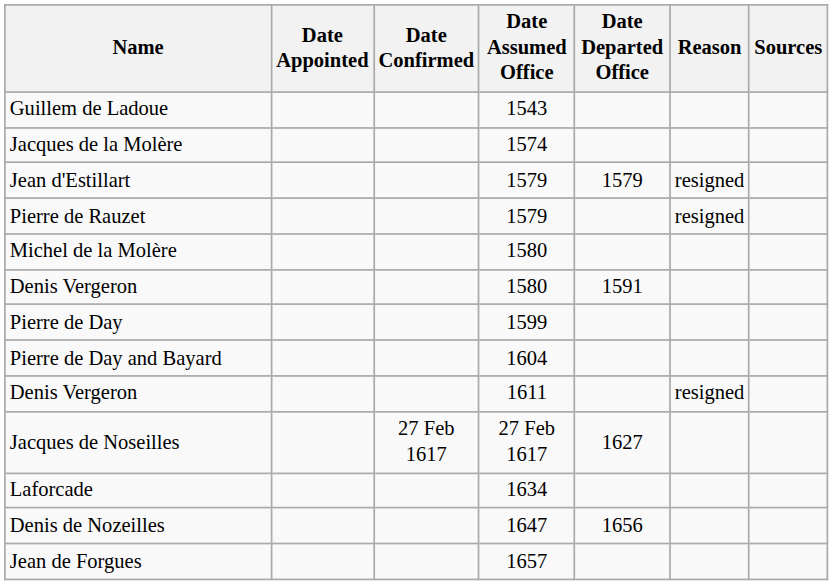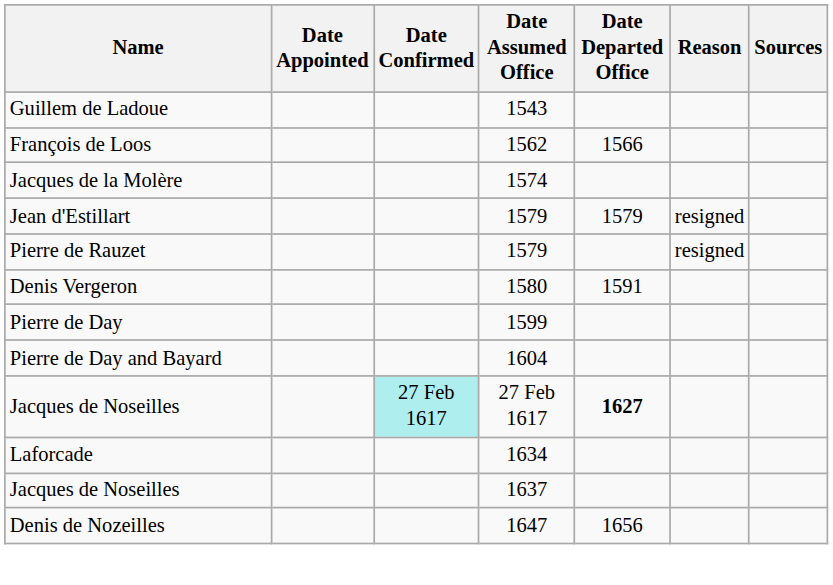+ row: (80, 144)
- row: (93, 251)
- row: (74, 393)
(426, 441) no background -> (426, 406) paleturquoise background
(622, 441) normal -> (622, 406) bold
+ row: (95, 490)
- row: (76, 561)
